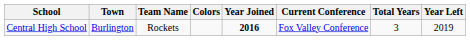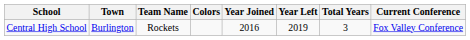columns swapped: (444, 12) <-> (323, 12)
(249, 27) bold -> (249, 27) normal
